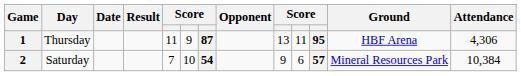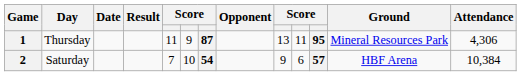(389, 40) HBF Arena -> (389, 40) Mineral Resources Park
(389, 61) Mineral Resources Park -> (389, 61) HBF Arena
